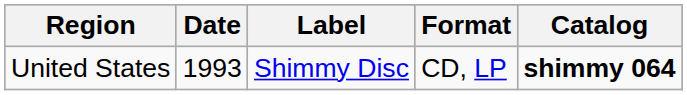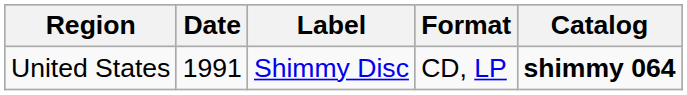(212, 67) 1993 -> (212, 67) 1991
